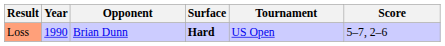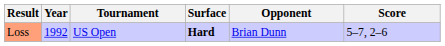columns swapped: (286, 13) <-> (128, 13)
(56, 32) 1990 -> (56, 32) 1992
